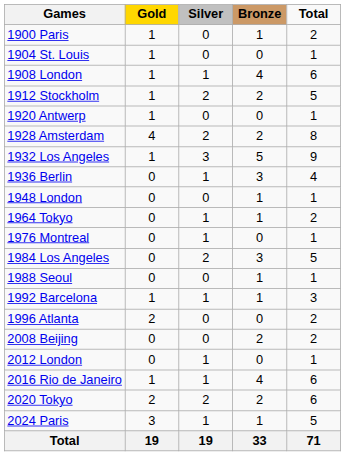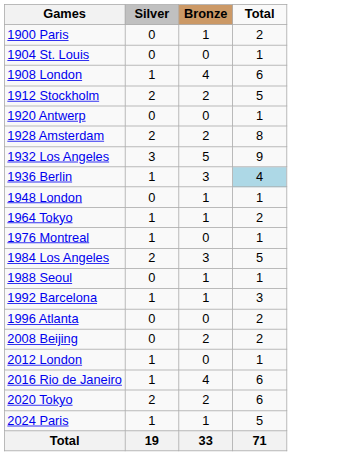- column: (152, 14)
(314, 177) no background -> (260, 177) lightblue background
